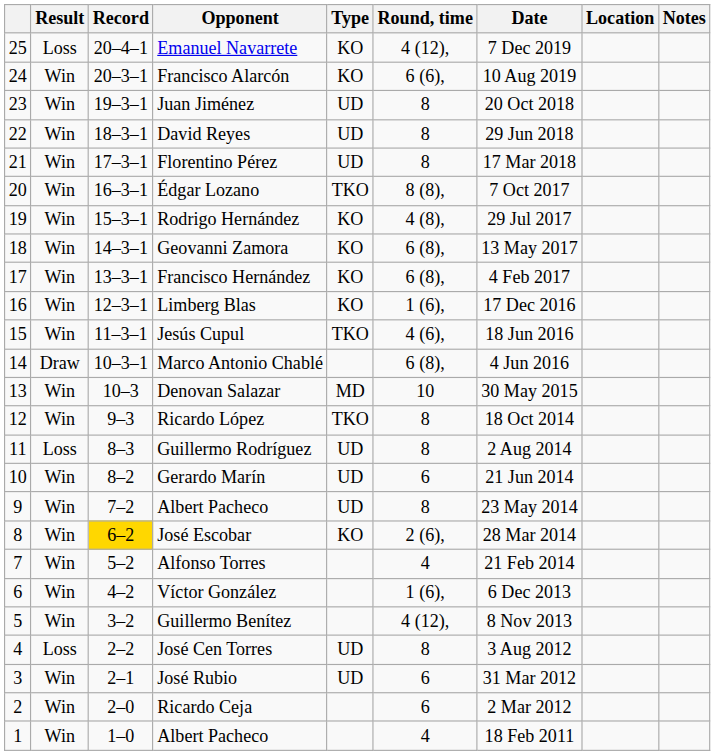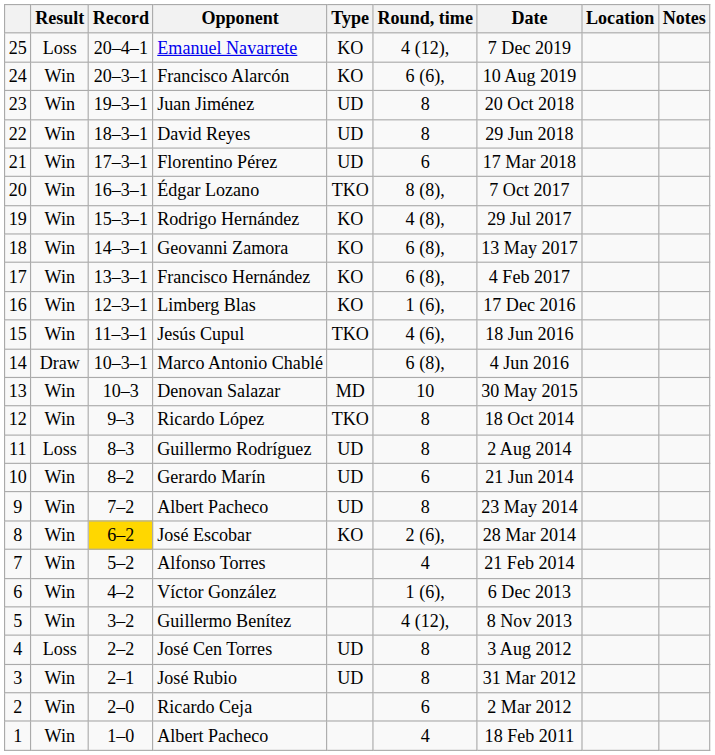(425, 162) 8 -> (425, 162) 6
(425, 678) 6 -> (425, 678) 8
